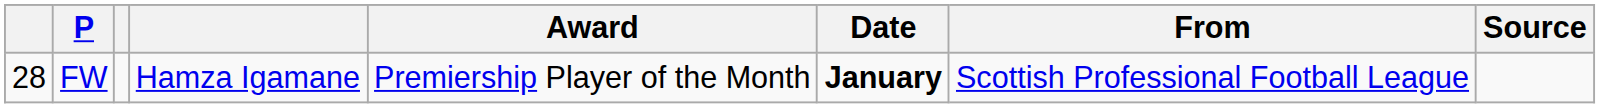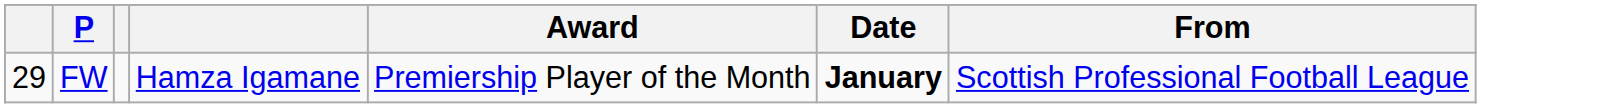- column: (1535, 28)
(29, 77) 28 -> (29, 77) 29
